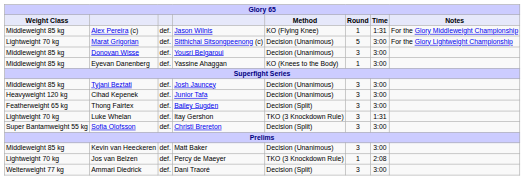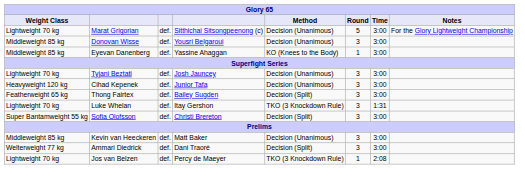- row: (115, 31)
(35, 84) Middleweight 85 kg -> (33, 74) Lightweight 70 kg
rows swapped: (116, 170) <-> (114, 159)
